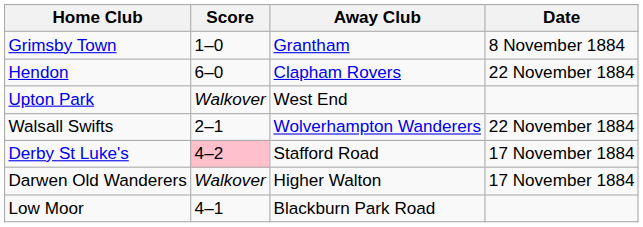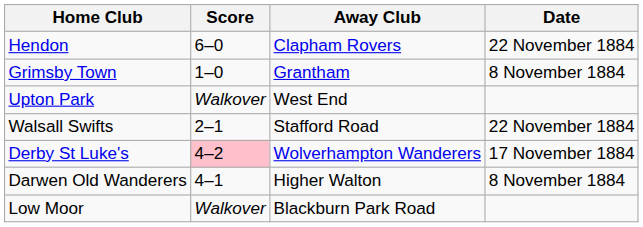rows swapped: (63, 45) <-> (38, 72)
(377, 126) Wolverhampton Wanderers -> (326, 126) Stafford Road
(326, 153) Stafford Road -> (377, 153) Wolverhampton Wanderers
(230, 180) Walkover -> (209, 180) 4–1
(562, 180) 17 November 1884 -> (557, 180) 8 November 1884
(209, 208) 4–1 -> (230, 208) Walkover
